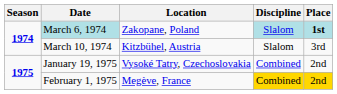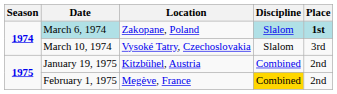(161, 47) Kitzbühel, Austria -> (186, 47) Vysoké Tatry, Czechoslovakia
(186, 64) Vysoké Tatry, Czechoslovakia -> (161, 64) Kitzbühel, Austria
(318, 81) gold background -> (318, 81) no background
